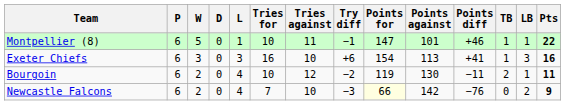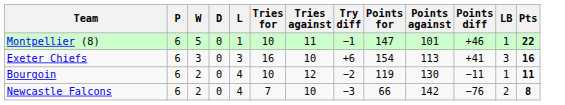- column: (506, 19)
(385, 92) lightyellow background -> (385, 92) no background
(549, 92) 9 -> (528, 92) 8
